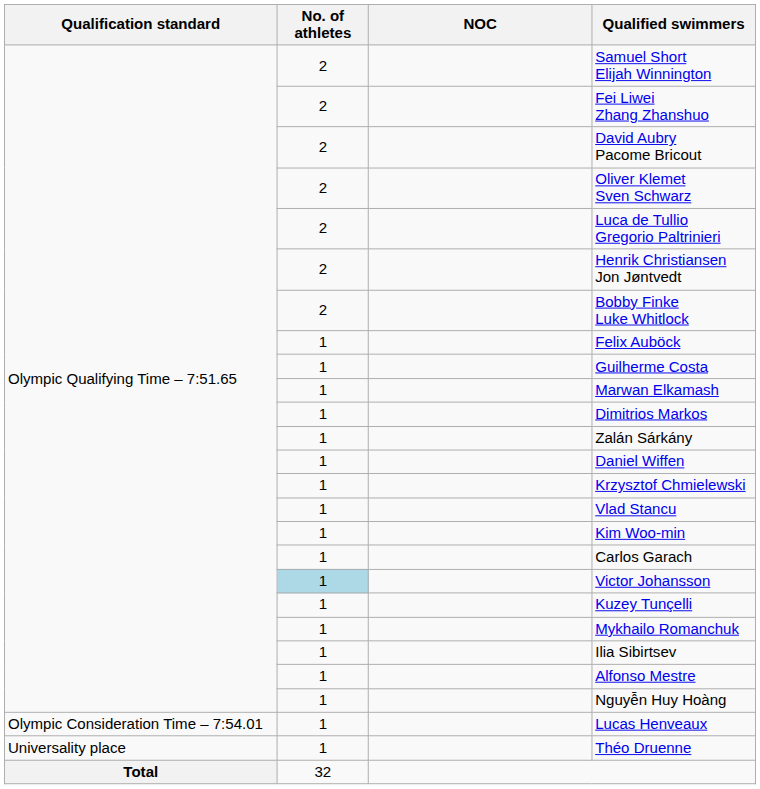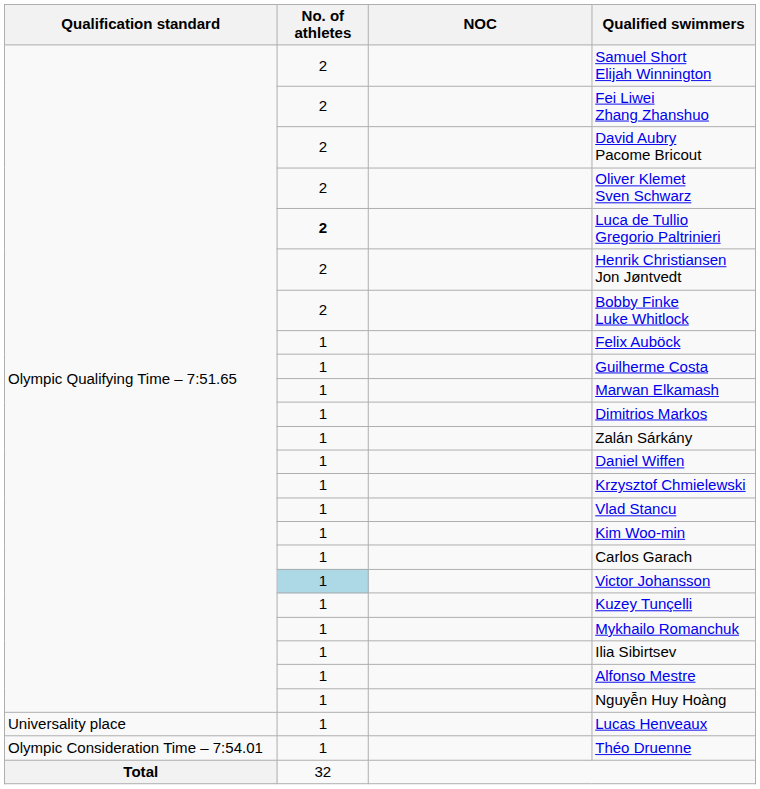(323, 228) normal -> (323, 228) bold
(135, 724) Olympic Consideration Time – 7:54.01 -> (67, 724) Universality place
(67, 748) Universality place -> (135, 748) Olympic Consideration Time – 7:54.01
